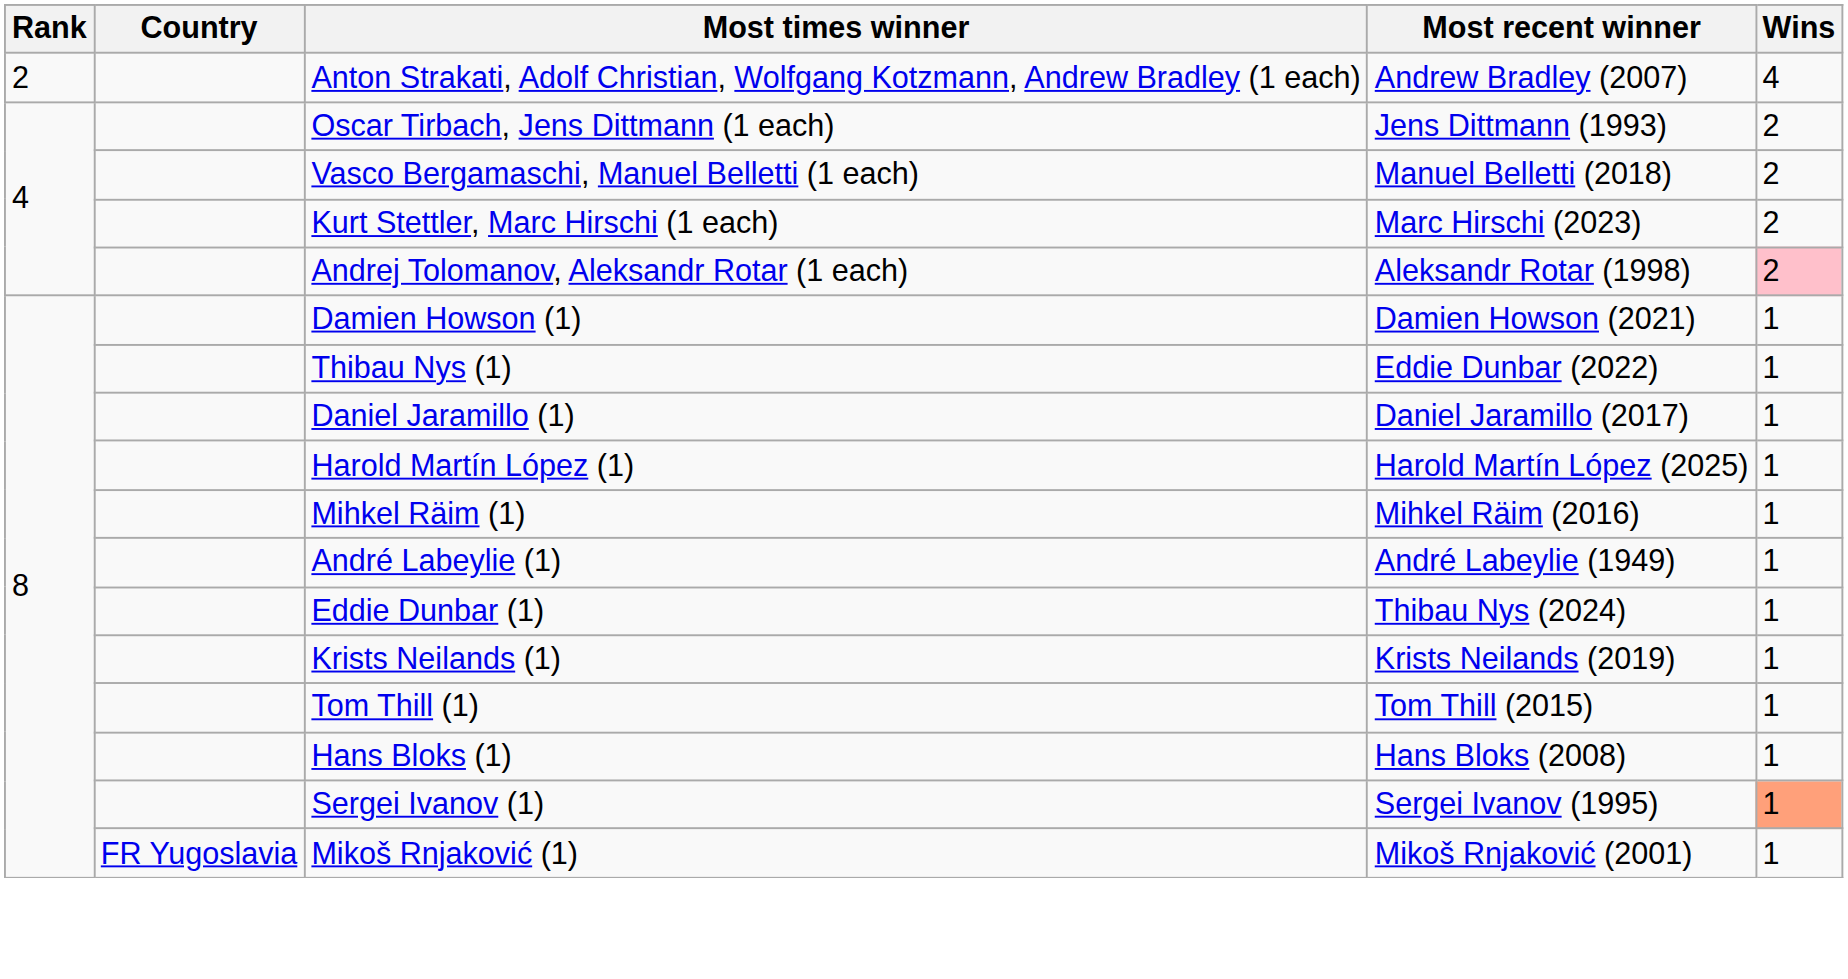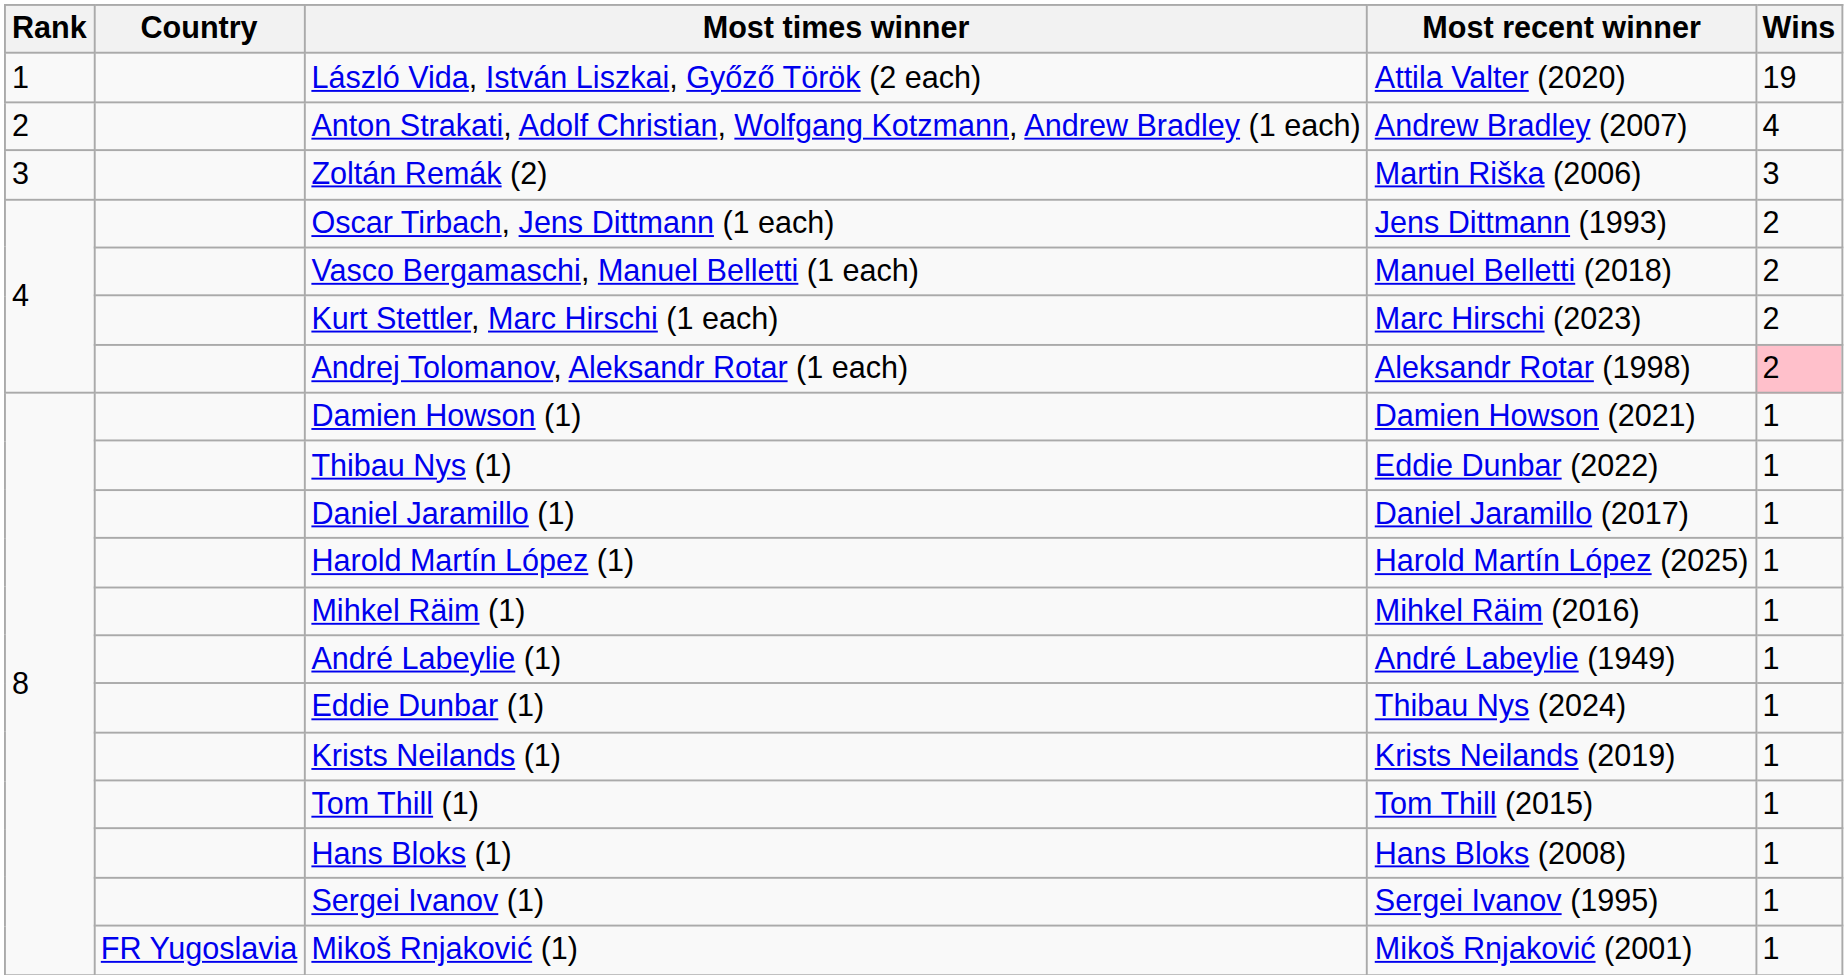+ row: (646, 77)
+ row: (429, 174)
(1771, 804) lightsalmon background -> (1771, 901) no background
